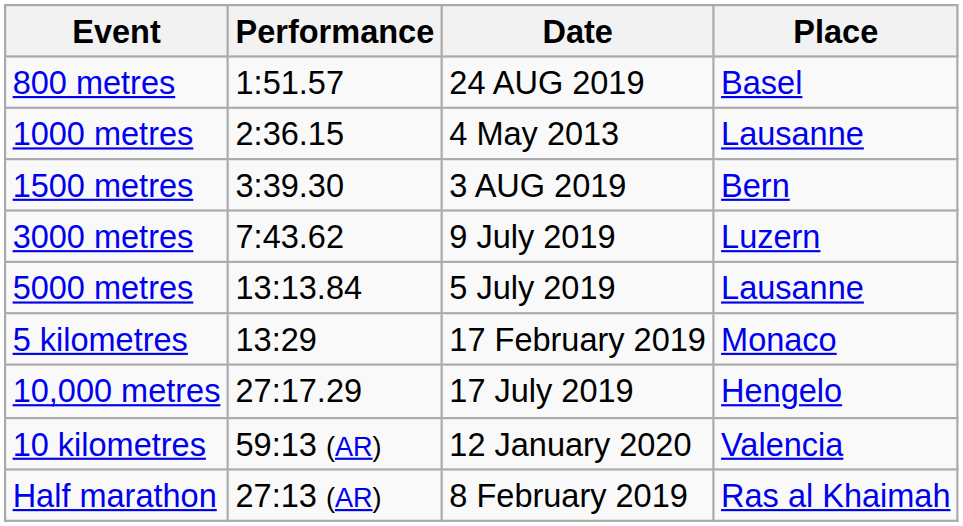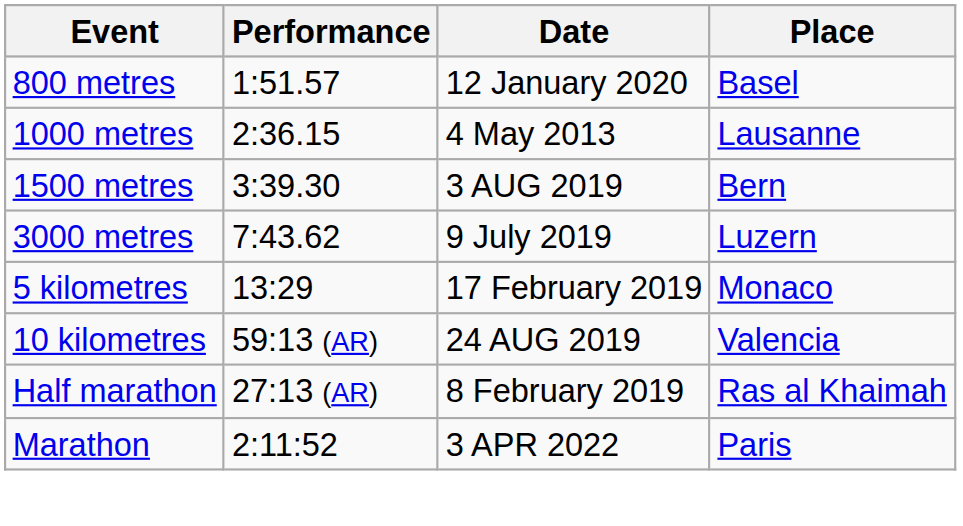(547, 82) 24 AUG 2019 -> (567, 82) 12 January 2020
- row: (103, 288)
- row: (117, 391)
(570, 443) 12 January 2020 -> (543, 340) 24 AUG 2019
+ row: (81, 443)
